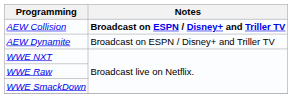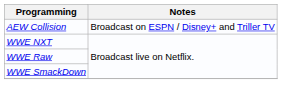(188, 27) bold -> (183, 27) normal
- row: (38, 42)
